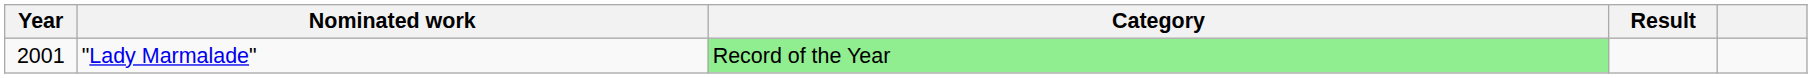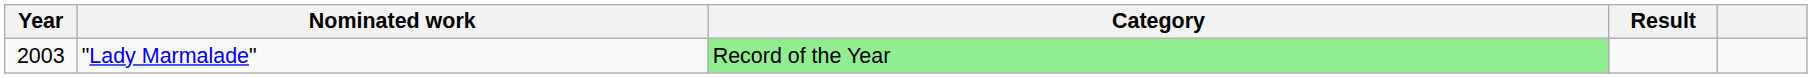(41, 55) 2001 -> (41, 55) 2003
